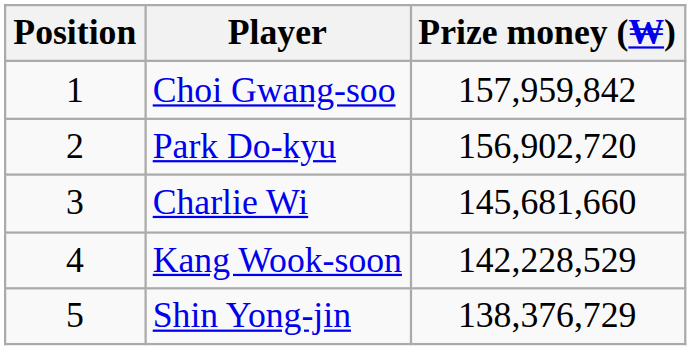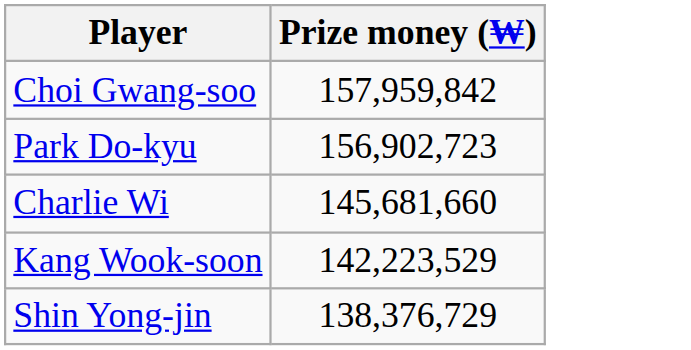- column: (75, 32)
(547, 145) 156,902,720 -> (408, 145) 156,902,723
(547, 259) 142,228,529 -> (408, 259) 142,223,529
